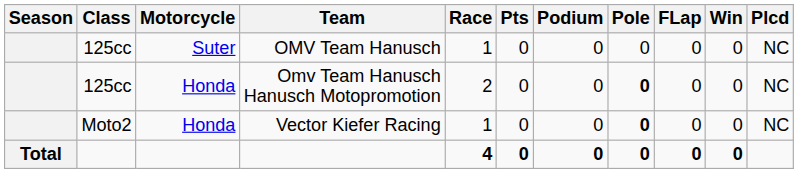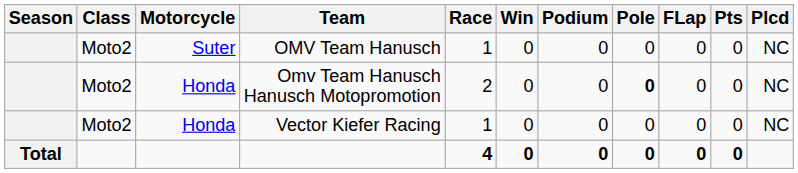columns swapped: (726, 18) <-> (515, 18)
(108, 47) 125cc -> (107, 47) Moto2
(108, 86) 125cc -> (107, 86) Moto2
(645, 125) bold -> (650, 125) normal
